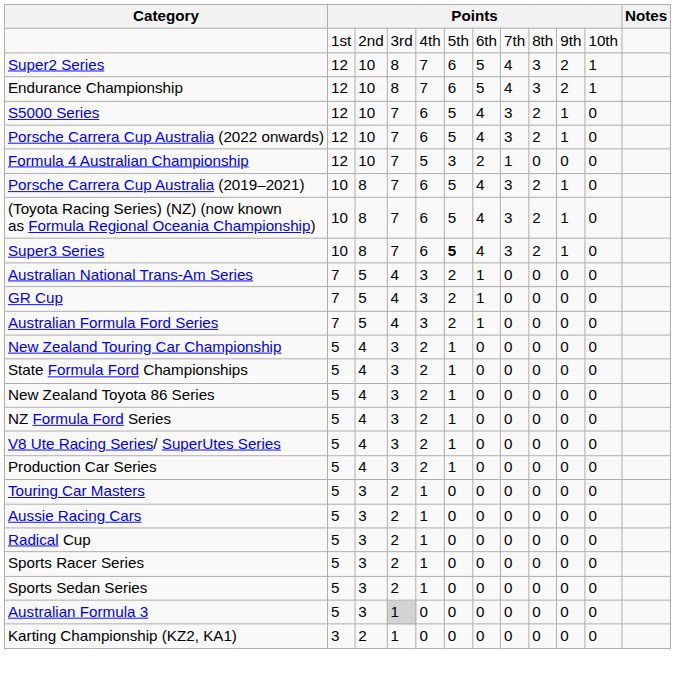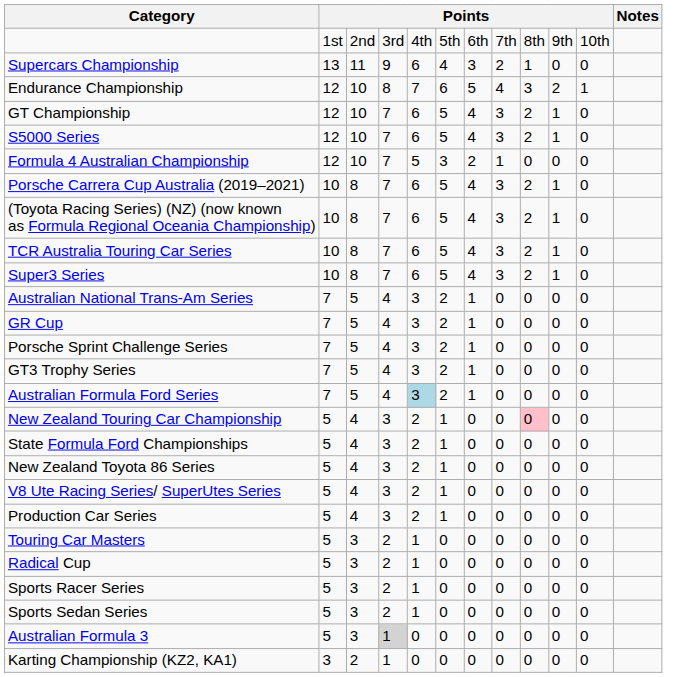+ row: (93, 64)
- row: (56, 64)
+ row: (69, 112)
- row: (166, 137)
+ row: (120, 250)
(452, 250) bold -> (444, 274) normal
+ row: (118, 347)
+ row: (72, 371)
(424, 322) no background -> (415, 395) lightblue background
(536, 347) no background -> (528, 419) pink background
- row: (89, 419)
- row: (75, 515)
